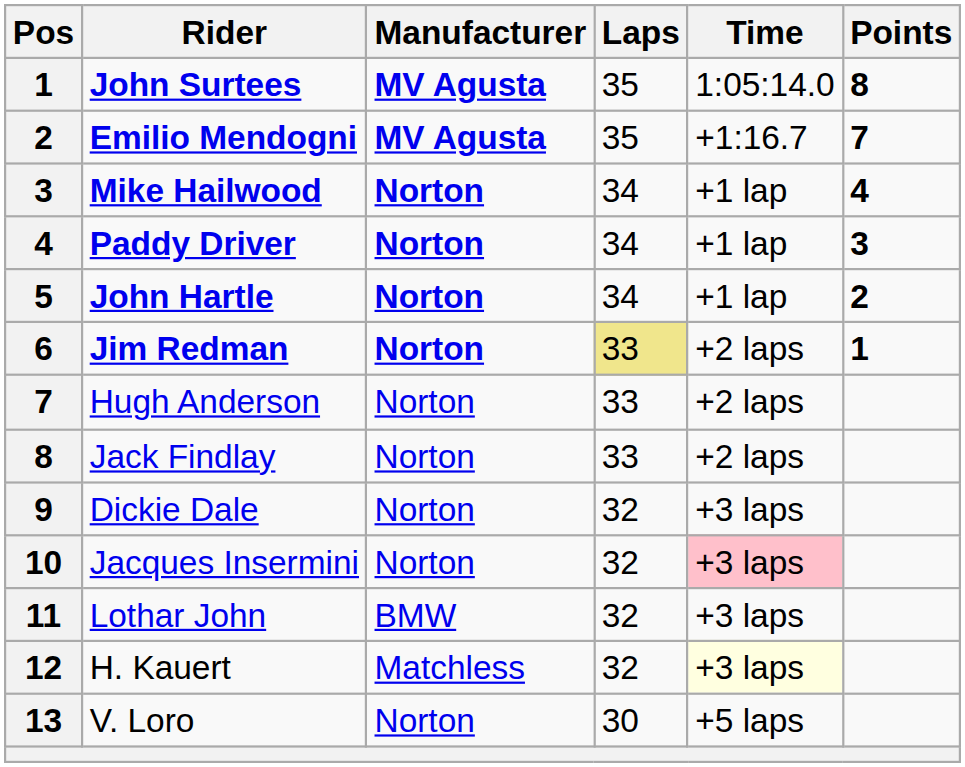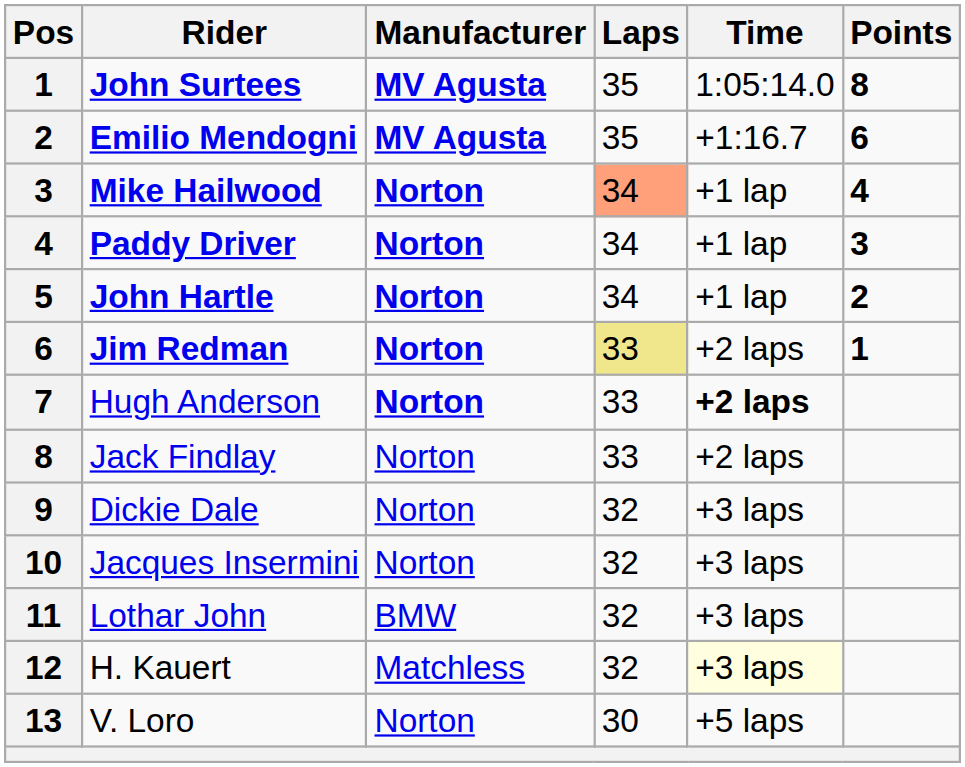(859, 138) 7 -> (859, 138) 6
(620, 191) no background -> (620, 191) lightsalmon background
(425, 402) normal -> (429, 402) bold
(750, 402) normal -> (752, 402) bold
(750, 561) pink background -> (750, 561) no background
